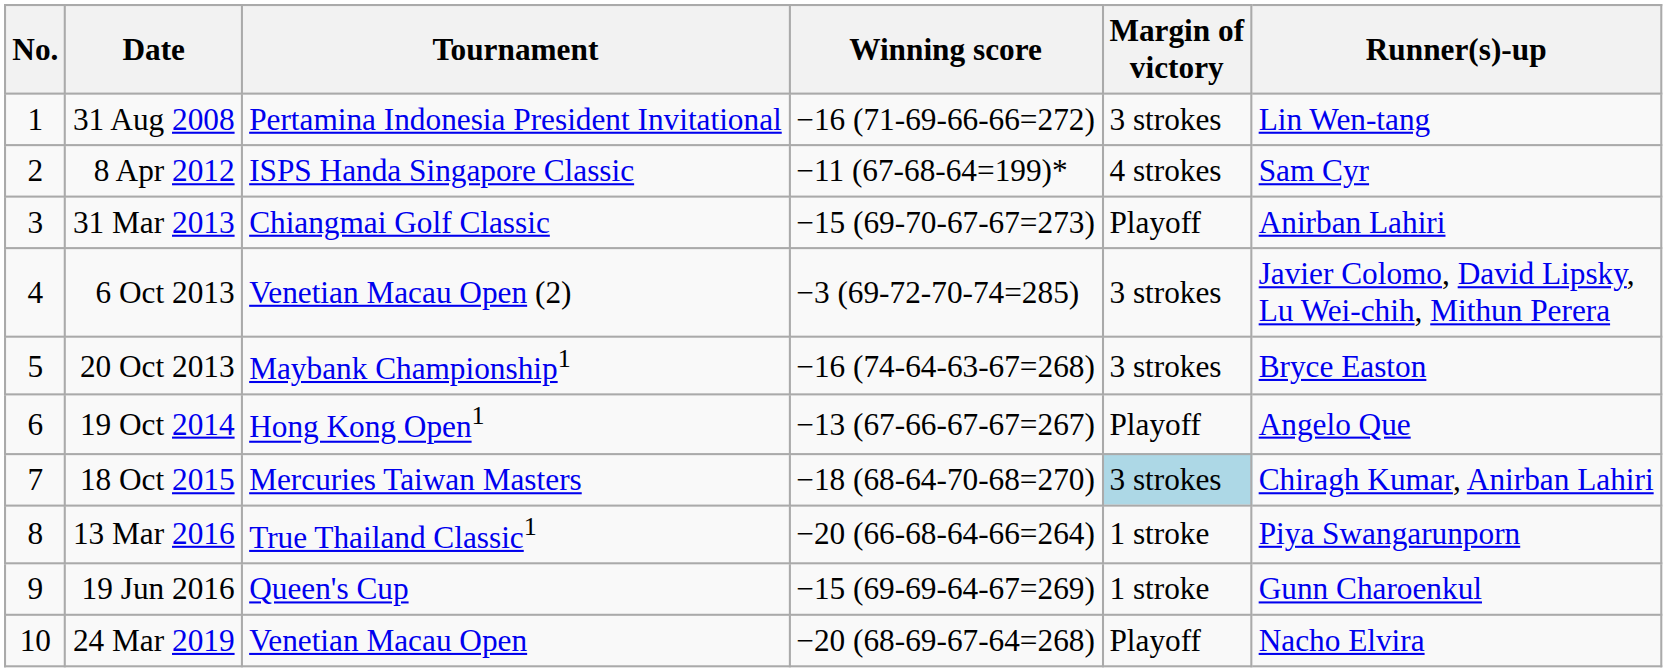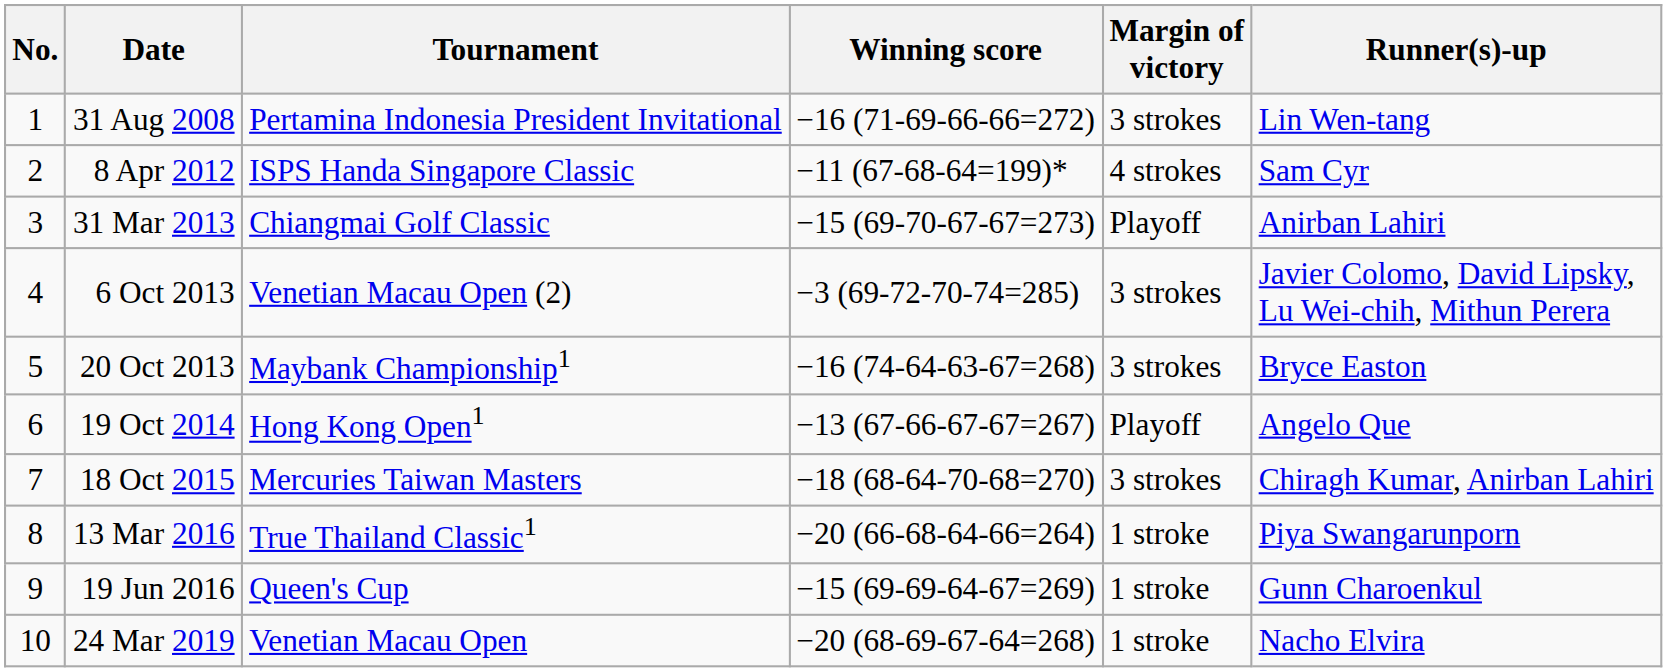(1165, 478) lightblue background -> (1165, 478) no background
(1155, 639) Playoff -> (1159, 639) 1 stroke
